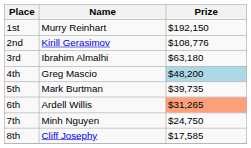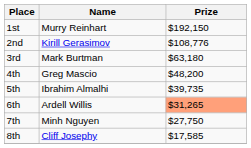(75, 58) Ibrahim Almalhi -> (72, 58) Mark Burtman
(186, 74) lightblue background -> (186, 74) no background
(72, 89) Mark Burtman -> (75, 89) Ibrahim Almalhi
(186, 120) $24,750 -> (186, 120) $27,750
